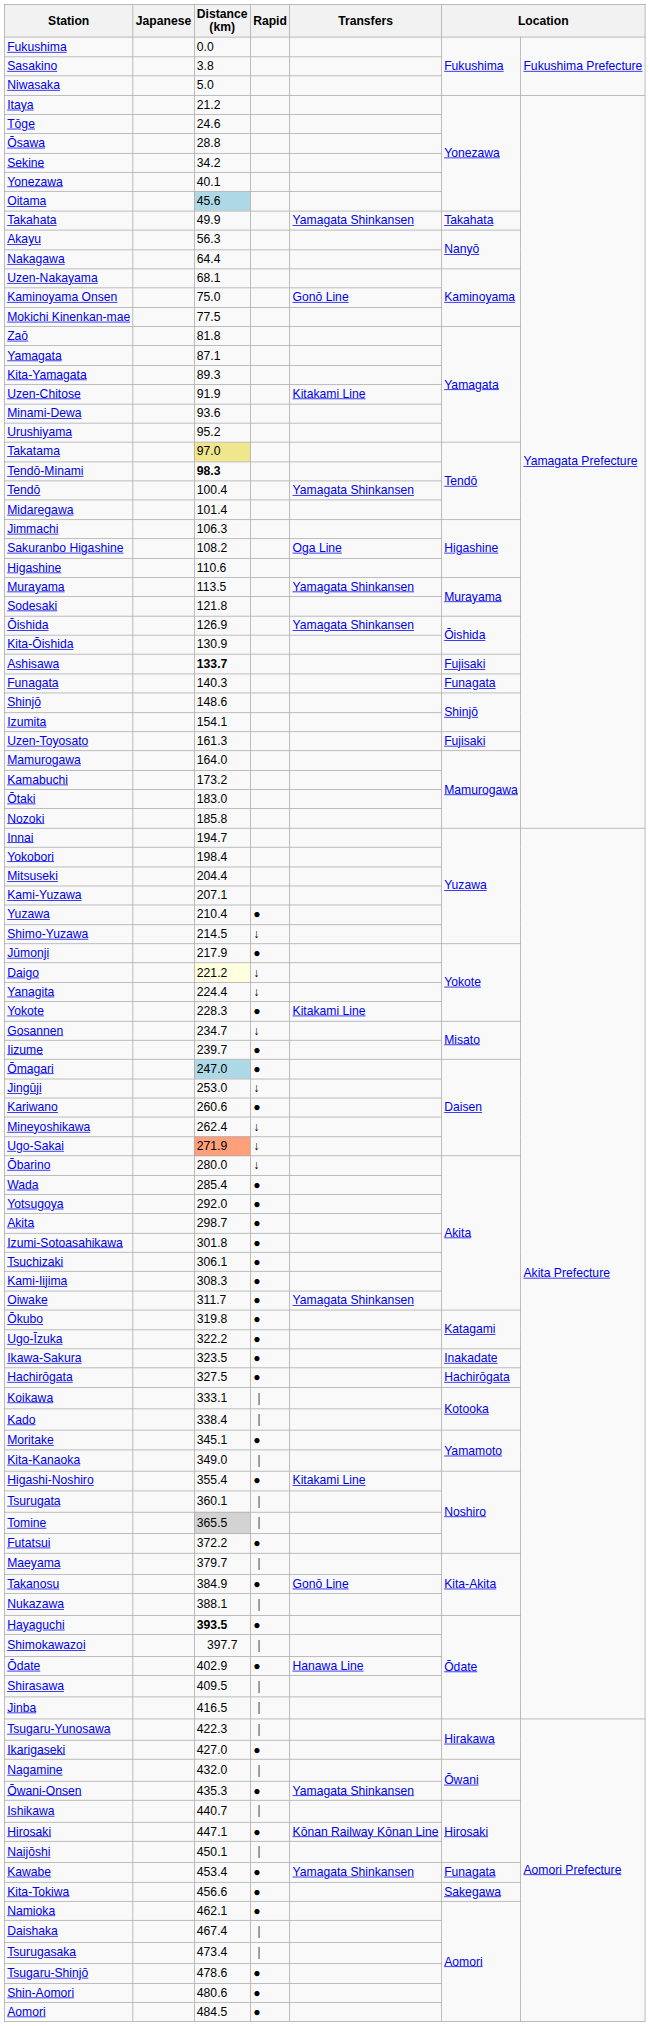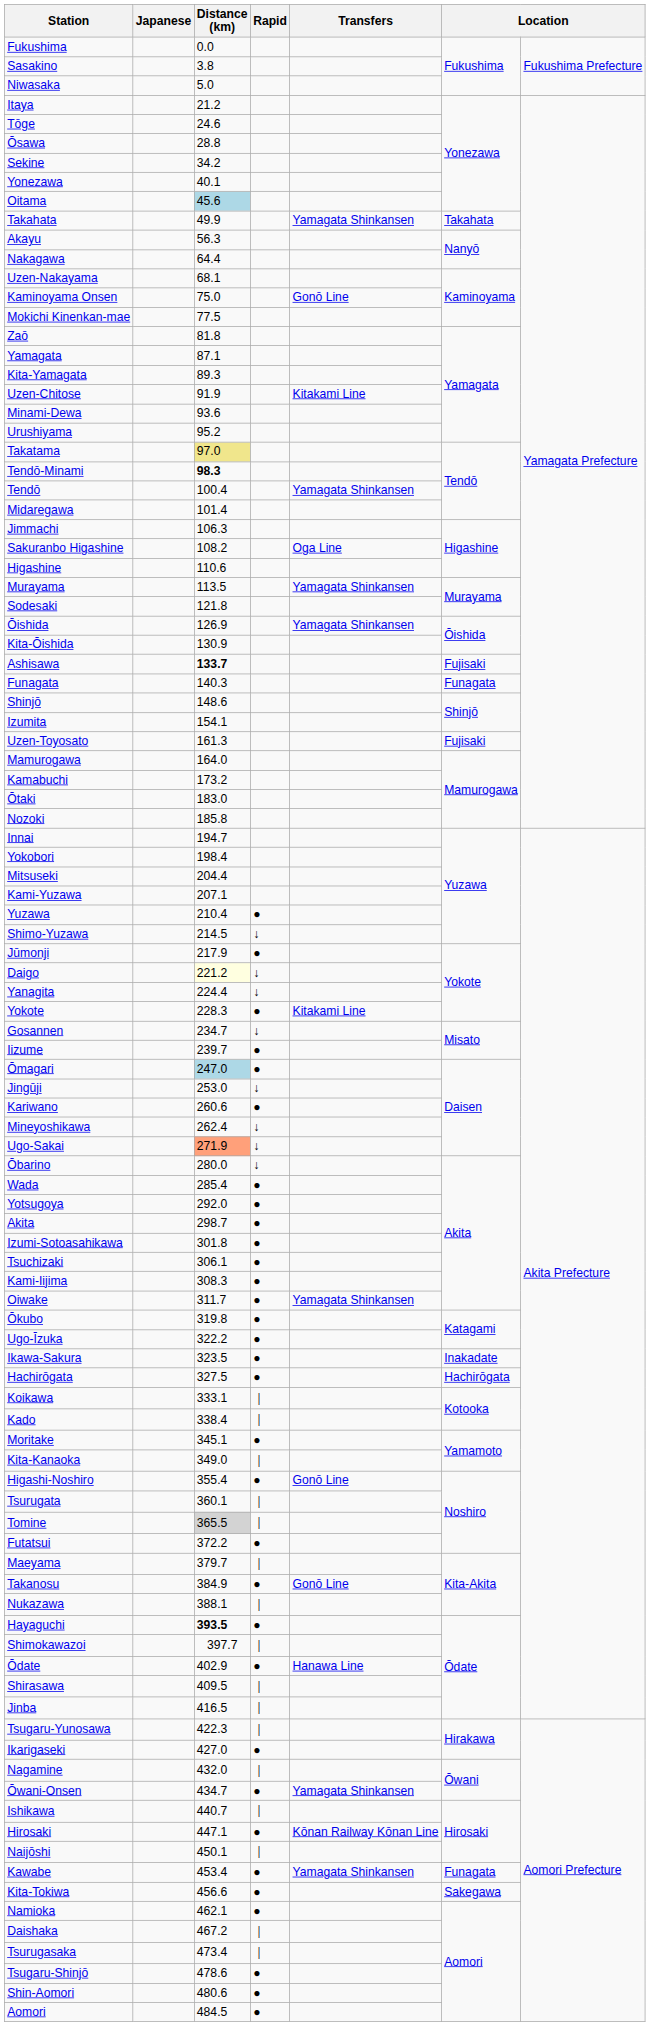(329, 1481) Kitakami Line -> (321, 1481) Gonō Line
(212, 1790) 435.3 -> (212, 1790) 434.7
(212, 1931) 467.4 -> (212, 1931) 467.2
